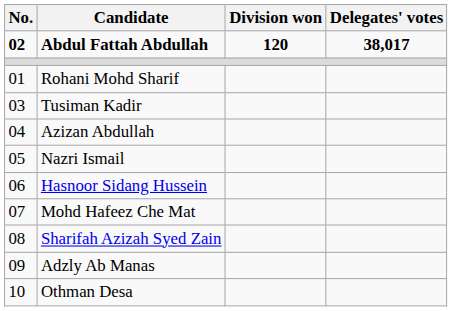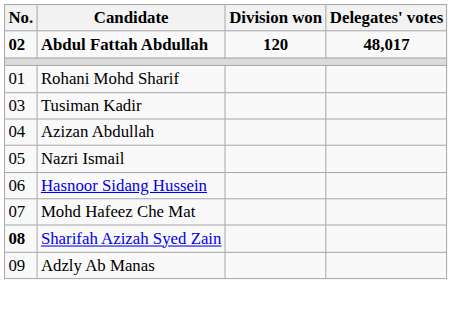(386, 44) 38,017 -> (386, 44) 48,017
(17, 238) normal -> (17, 238) bold
- row: (87, 292)
